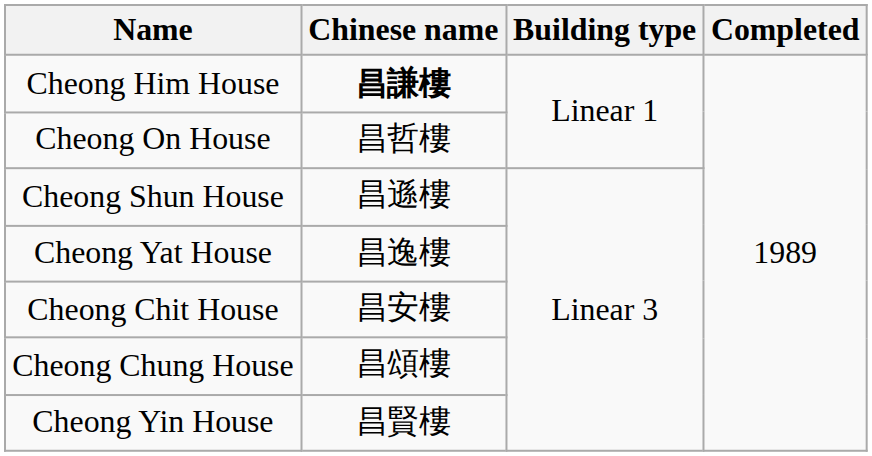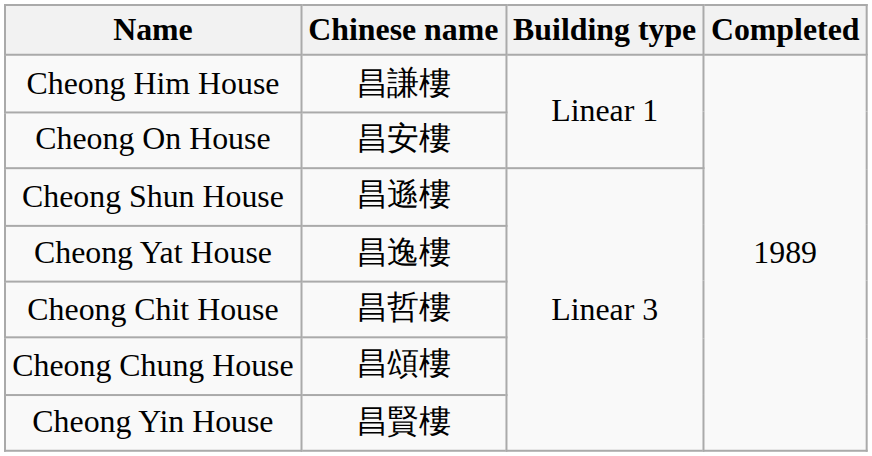(403, 82) bold -> (403, 82) normal
(403, 138) 昌哲樓 -> (403, 138) 昌安樓
(403, 308) 昌安樓 -> (403, 308) 昌哲樓
